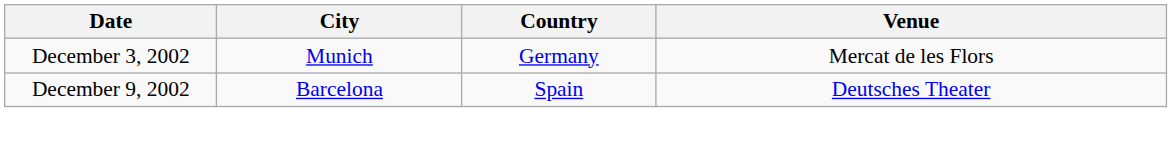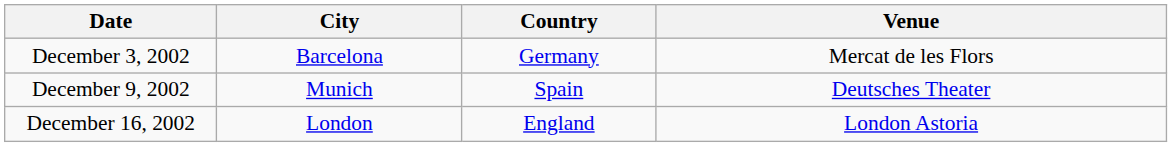(339, 55) Munich -> (339, 55) Barcelona
(339, 89) Barcelona -> (339, 89) Munich
+ row: (111, 123)
